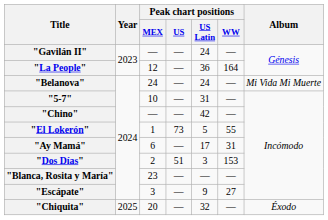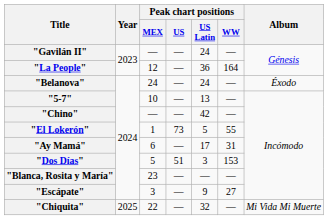(284, 83) Mi Vida Mi Muerte -> (284, 83) Éxodo
(205, 99) 31 -> (205, 99) 13
(153, 160) 2 -> (153, 160) 5
(153, 207) 20 -> (153, 207) 22
(284, 207) Éxodo -> (284, 207) Mi Vida Mi Muerte
